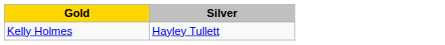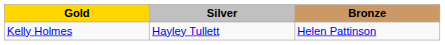+ column: (367, 13)
